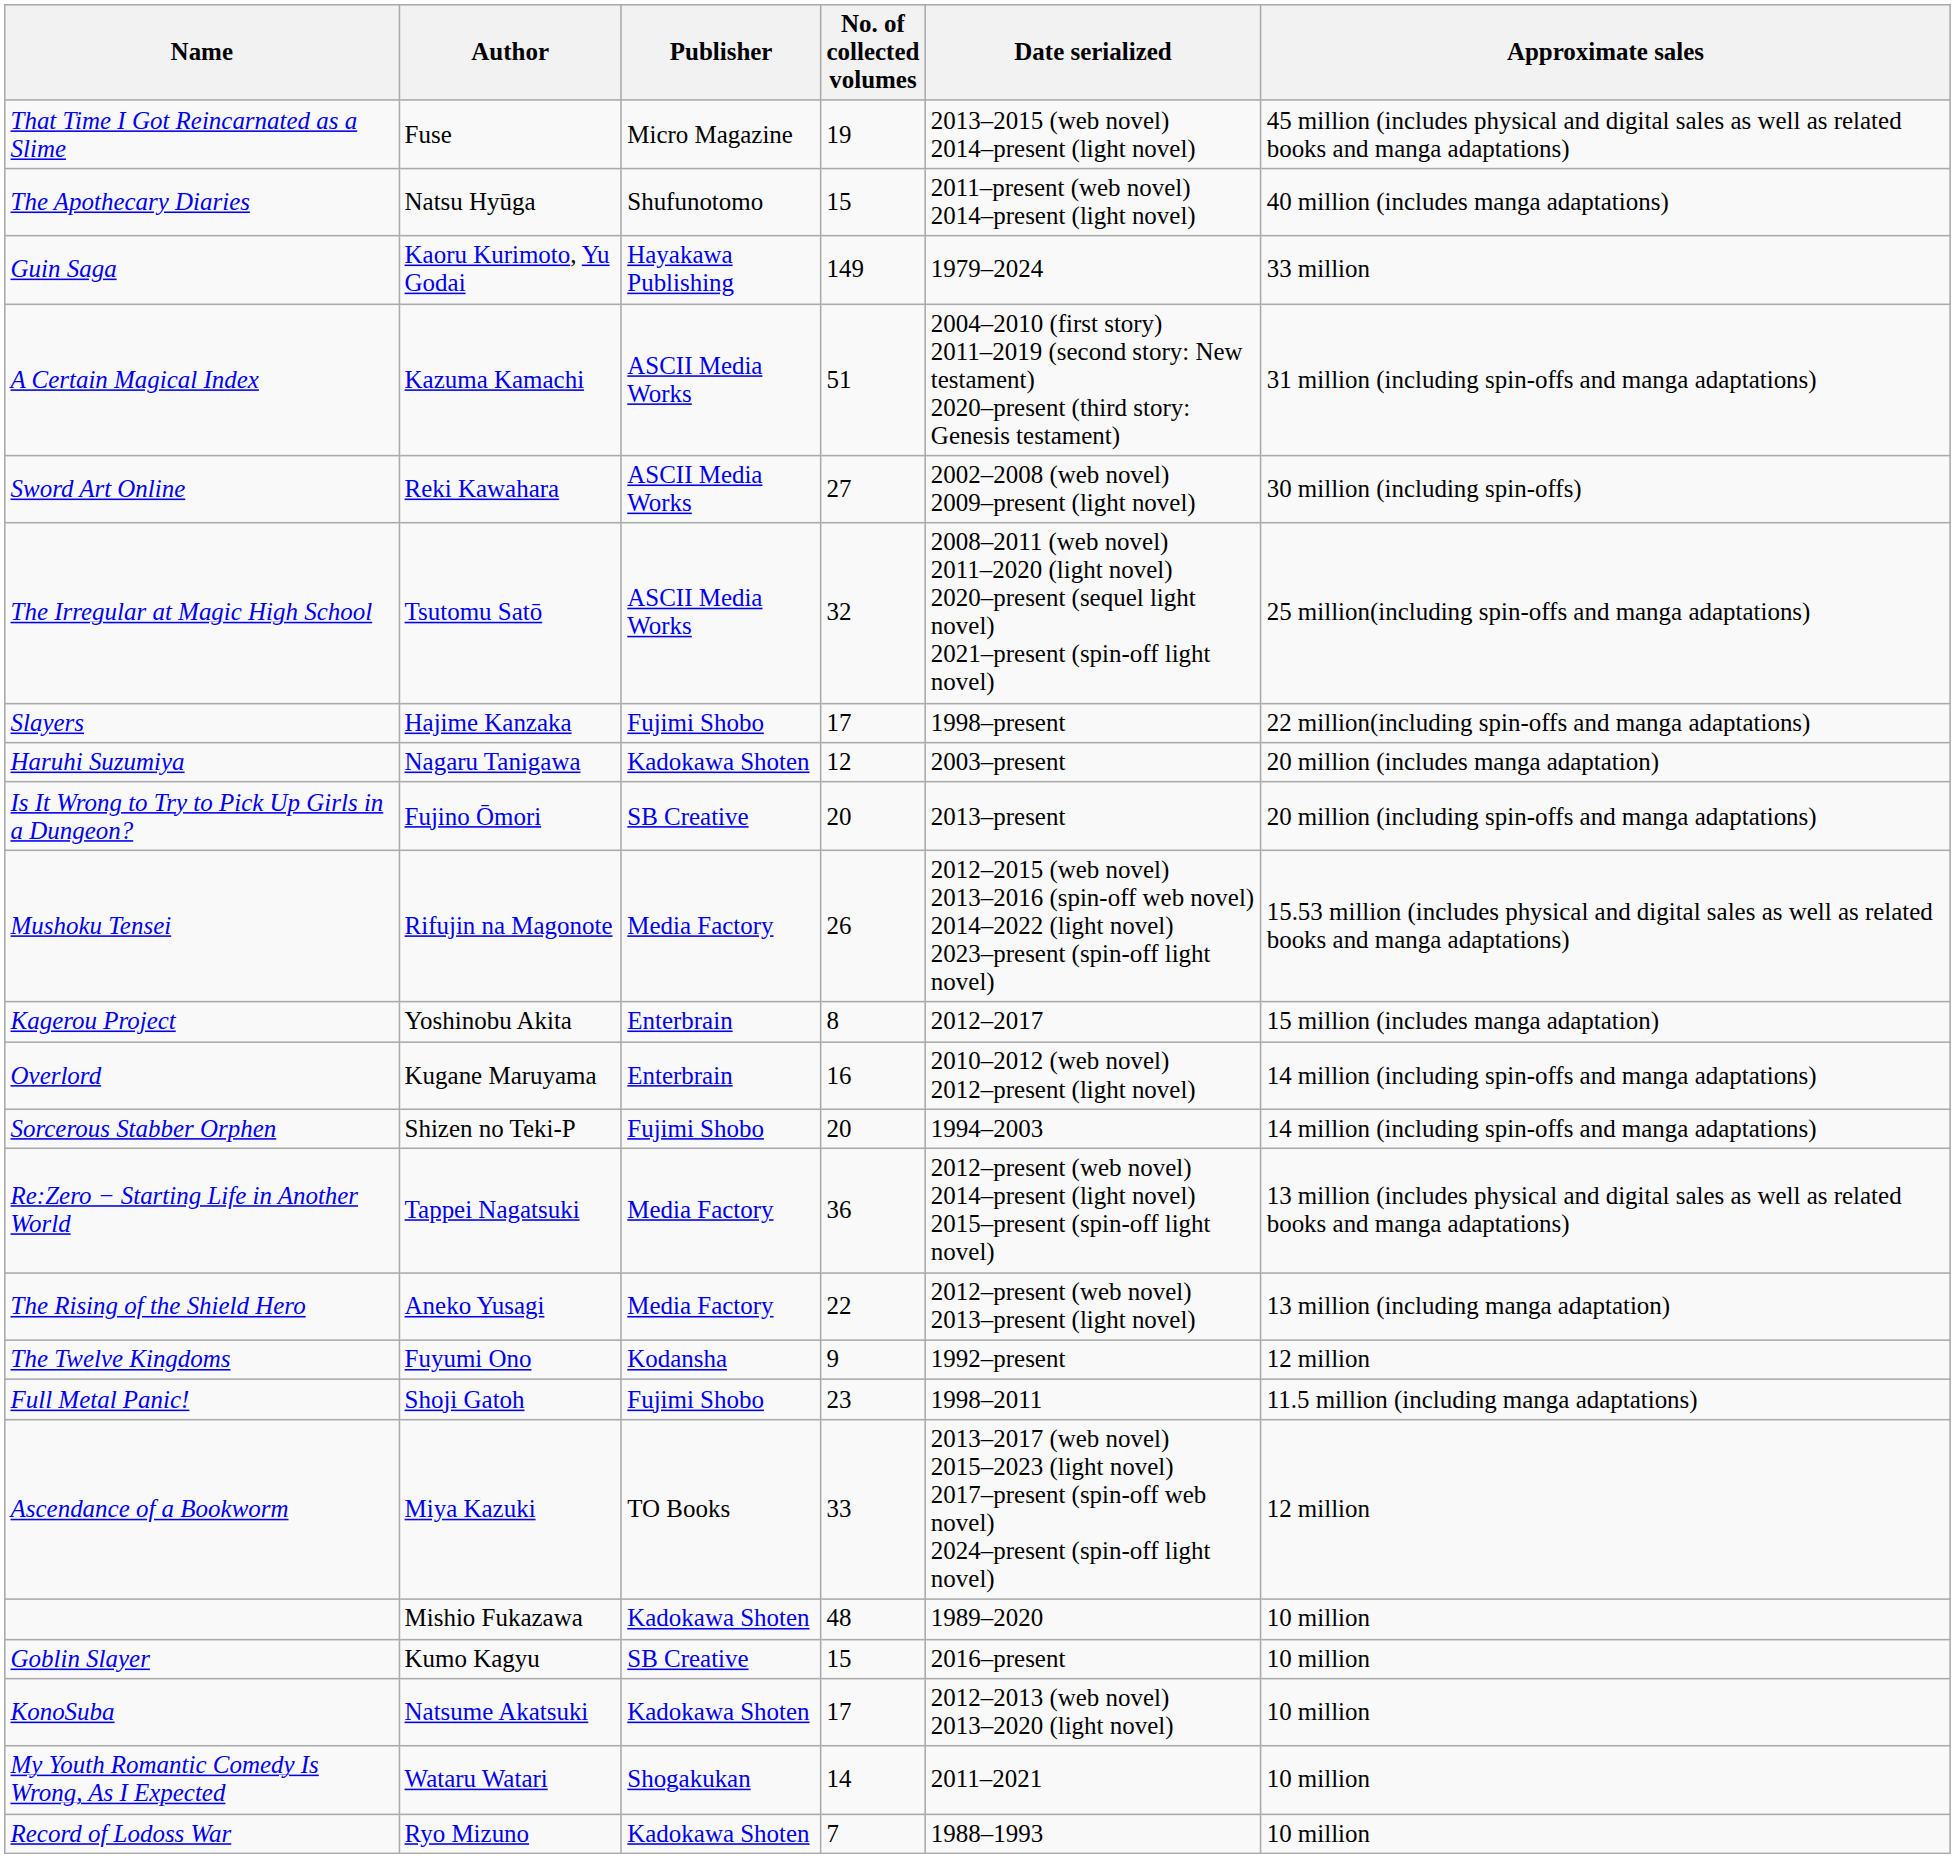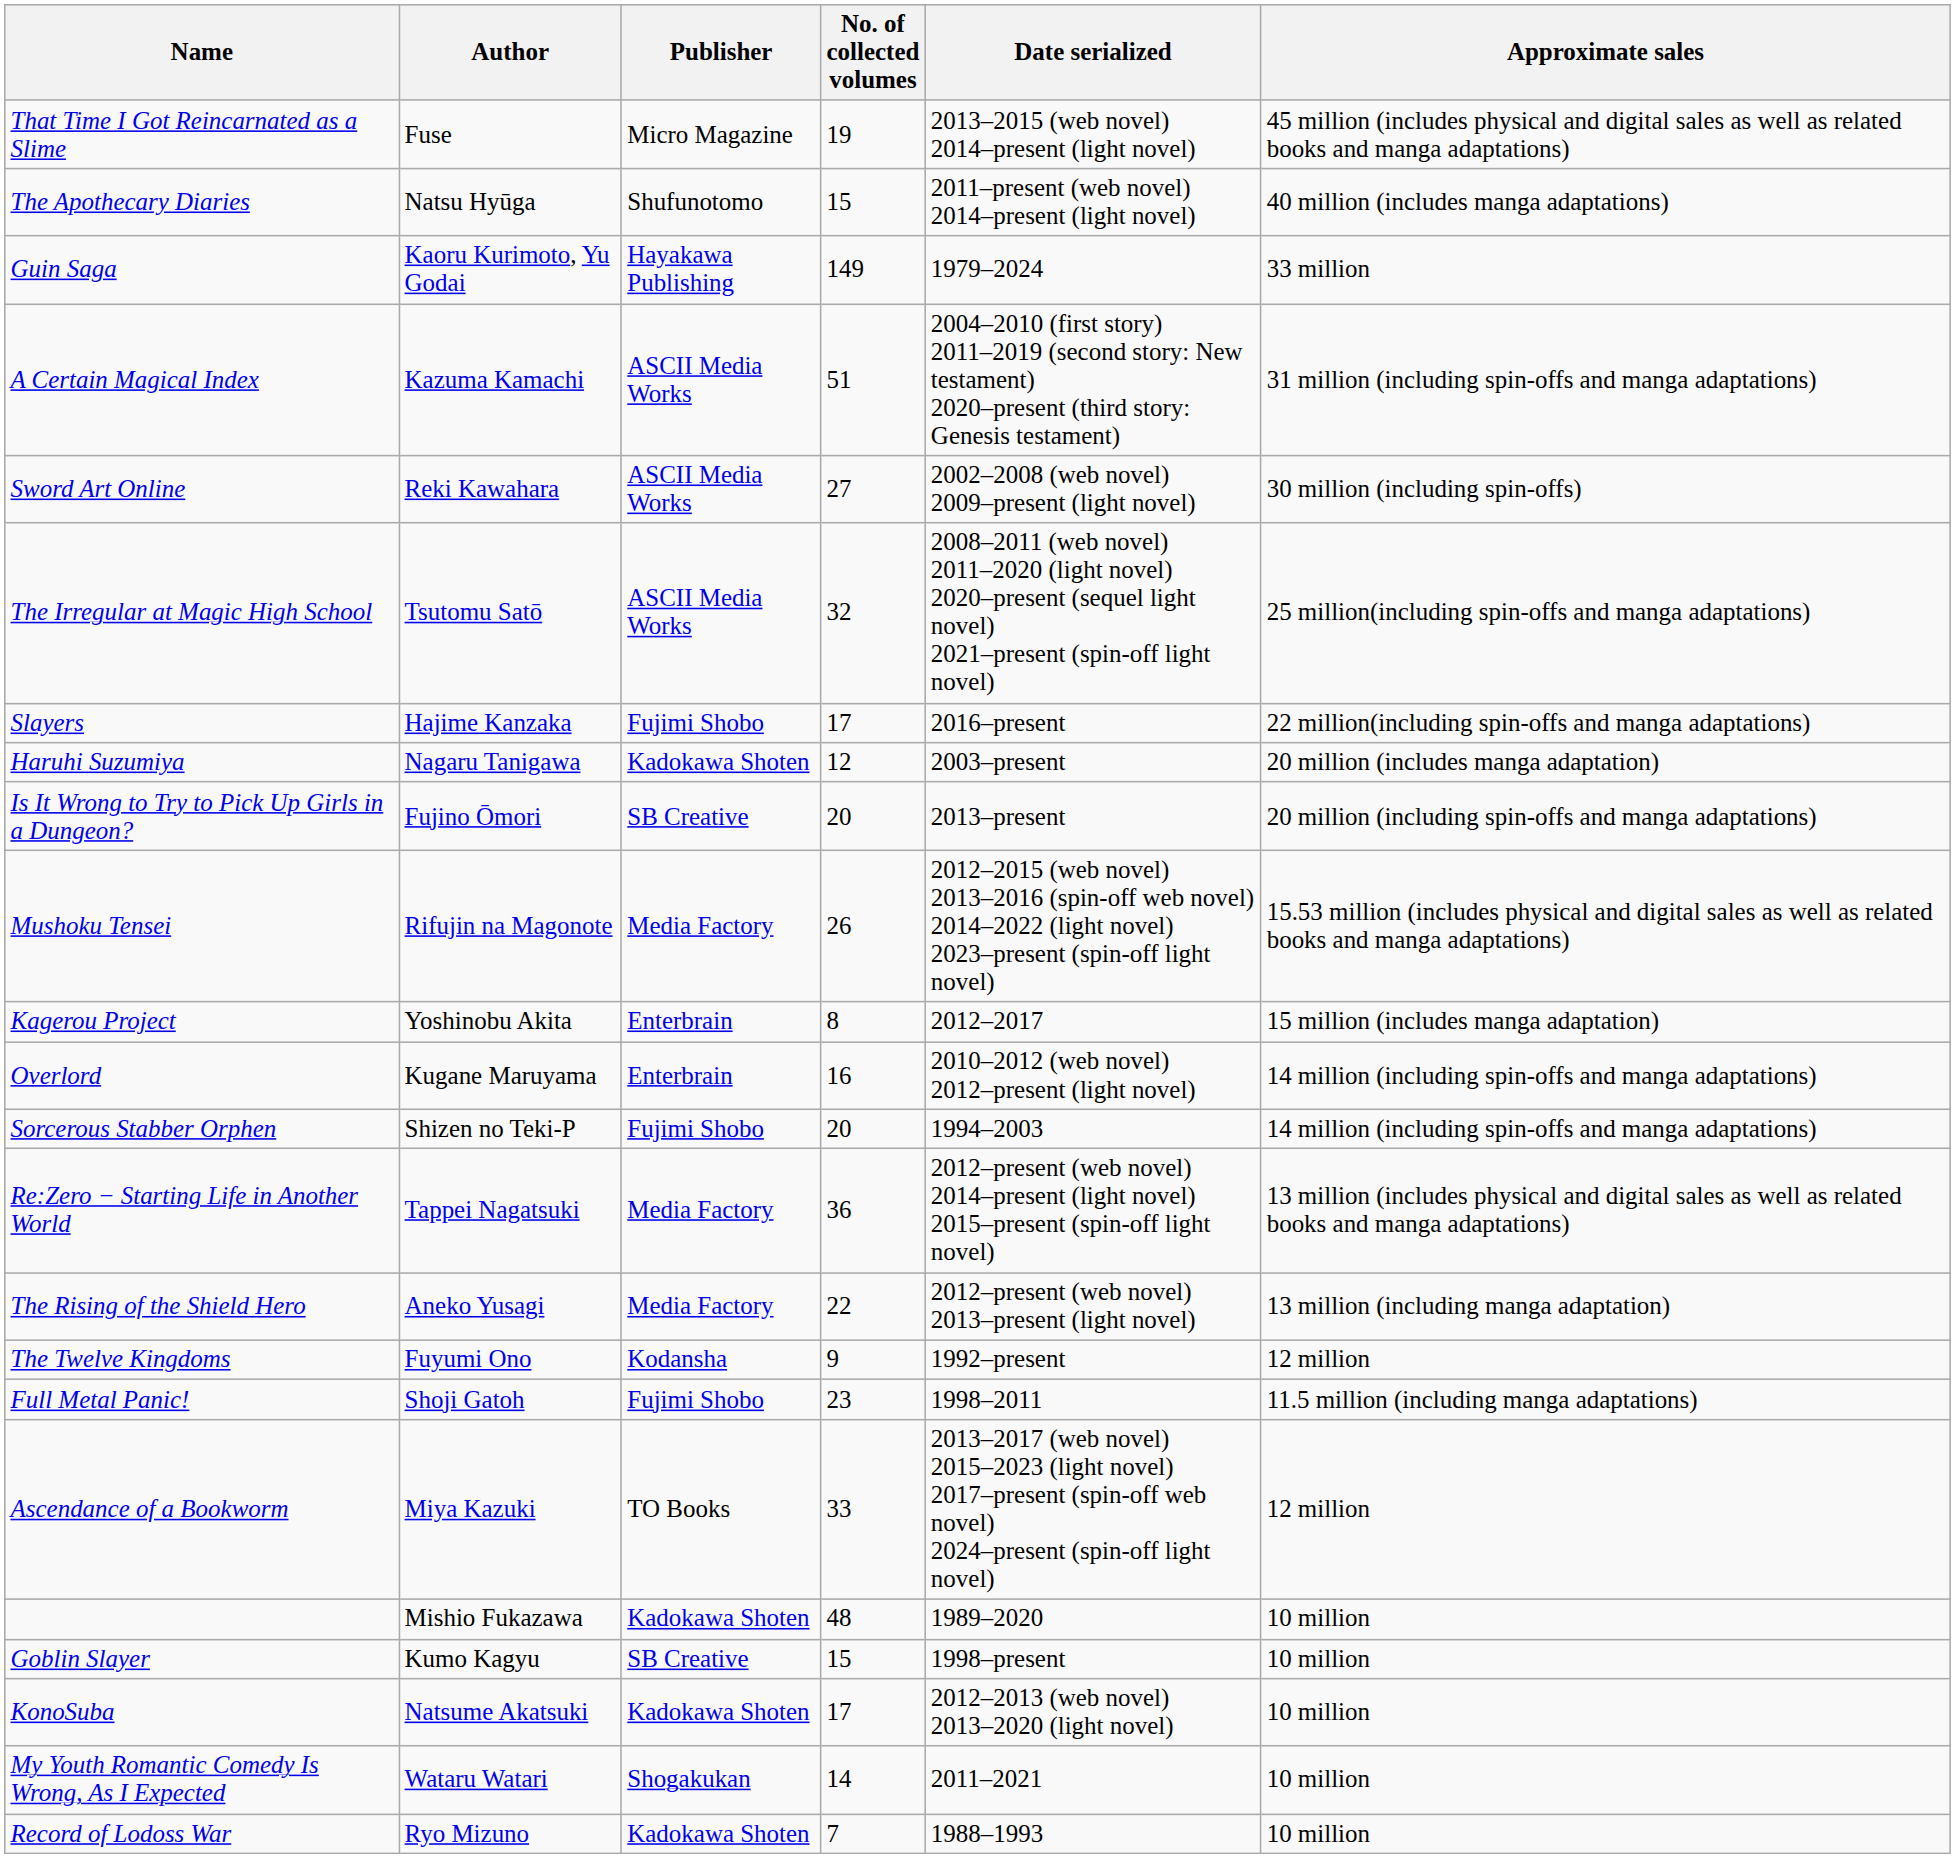(998, 722) 1998–present -> (998, 722) 2016–present
(998, 1658) 2016–present -> (998, 1658) 1998–present
